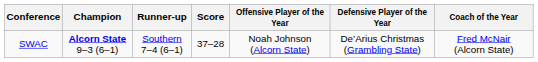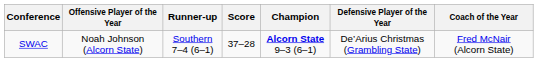columns swapped: (97, 17) <-> (280, 18)
